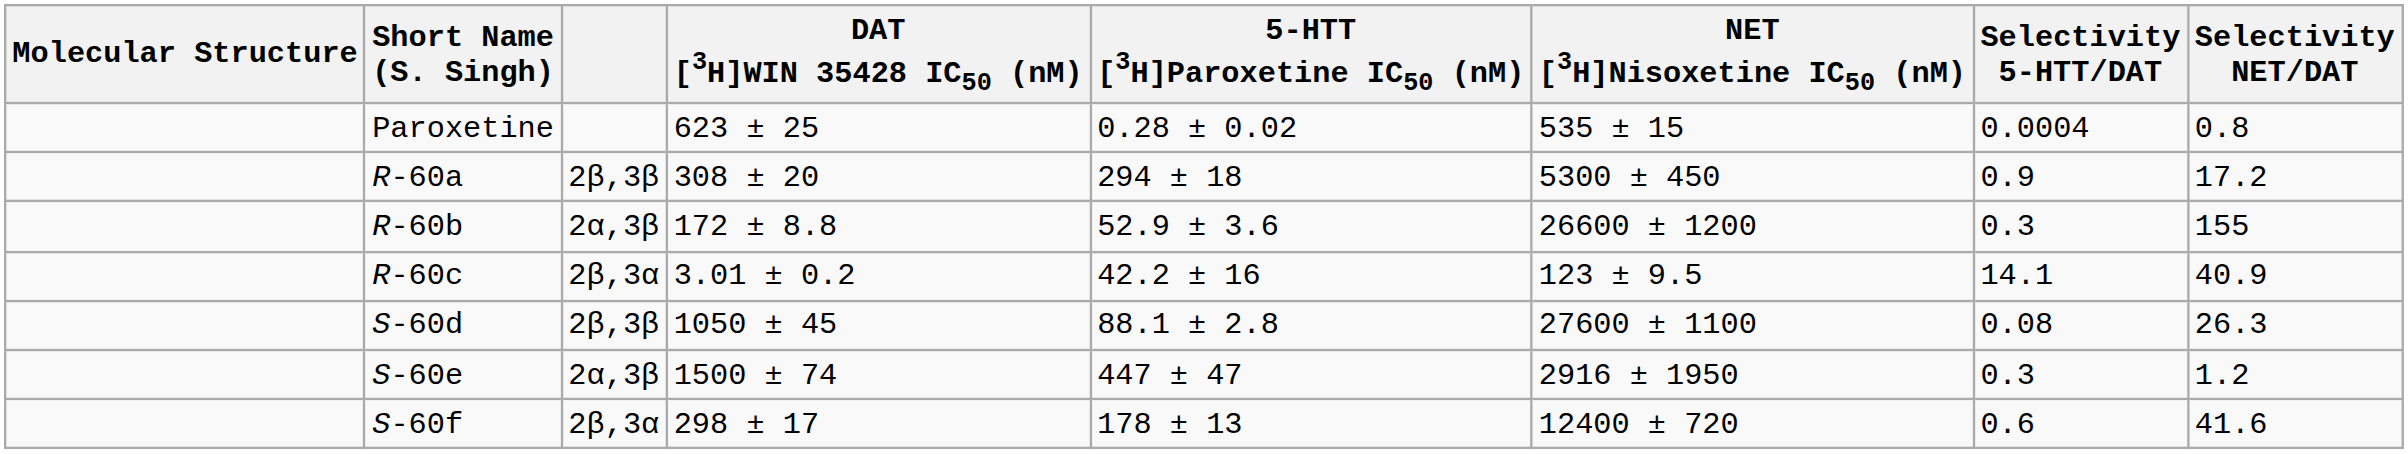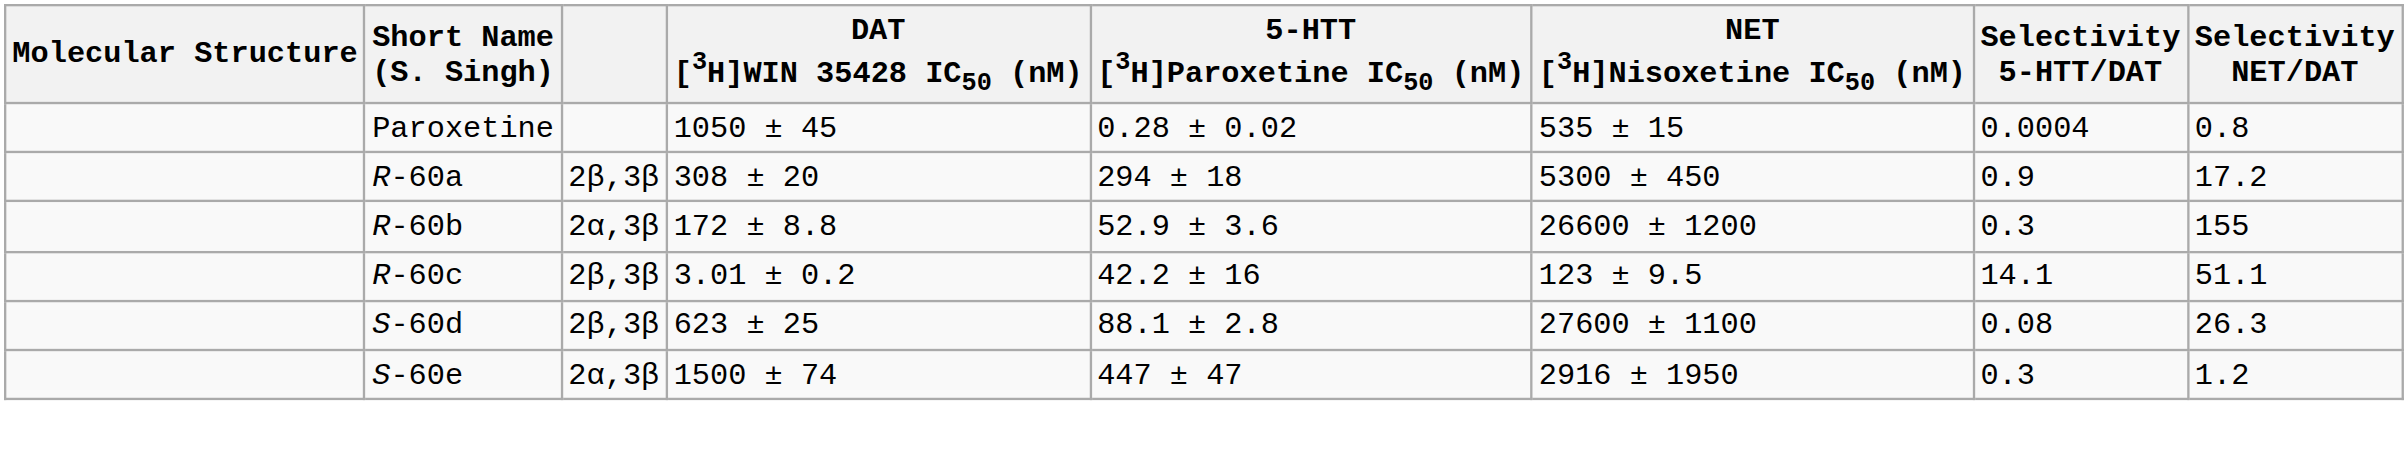(746, 128) 623 ± 25 -> (755, 128) 1050 ± 45
(614, 276) 2β,3α -> (614, 276) 2β,3β
(2231, 276) 40.9 -> (2231, 276) 51.1
(755, 325) 1050 ± 45 -> (746, 325) 623 ± 25
- row: (418, 424)
